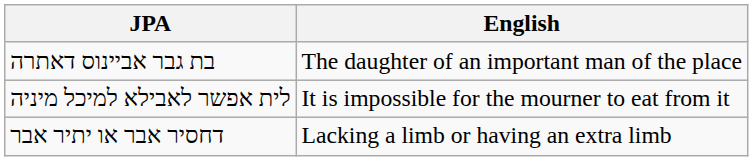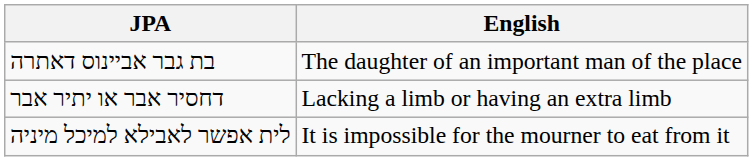rows swapped: (150, 98) <-> (117, 135)
